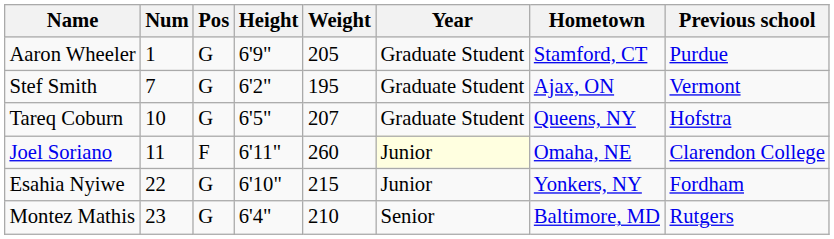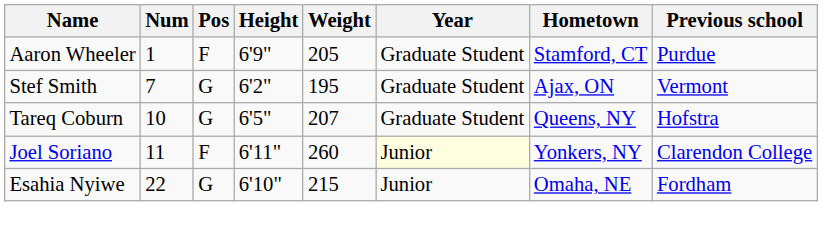(206, 53) G -> (204, 53) F
(583, 151) Omaha, NE -> (588, 151) Yonkers, NY
(588, 184) Yonkers, NY -> (583, 184) Omaha, NE
- row: (72, 217)
